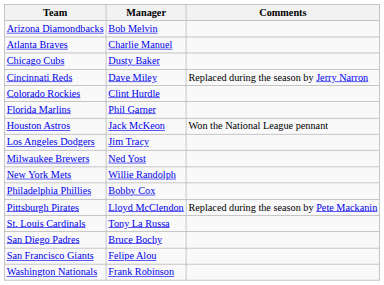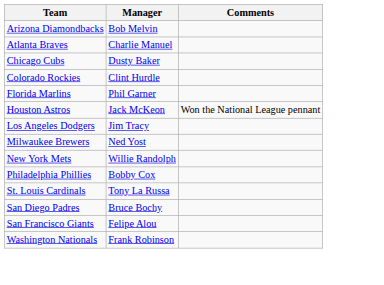- row: (40, 77)
- row: (43, 207)
